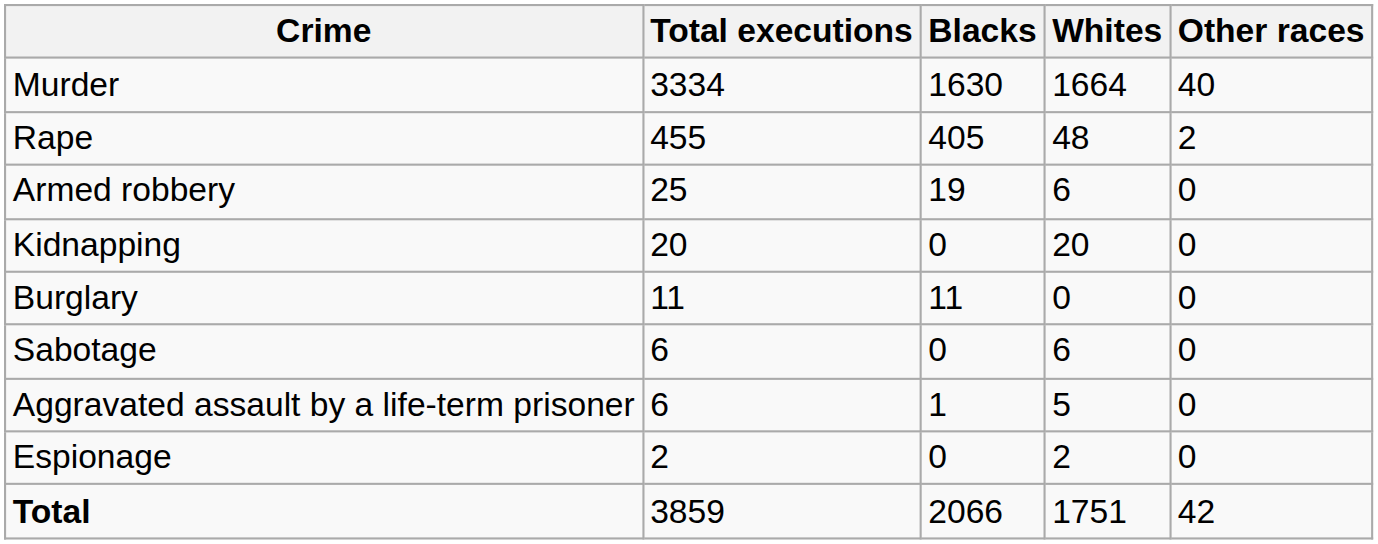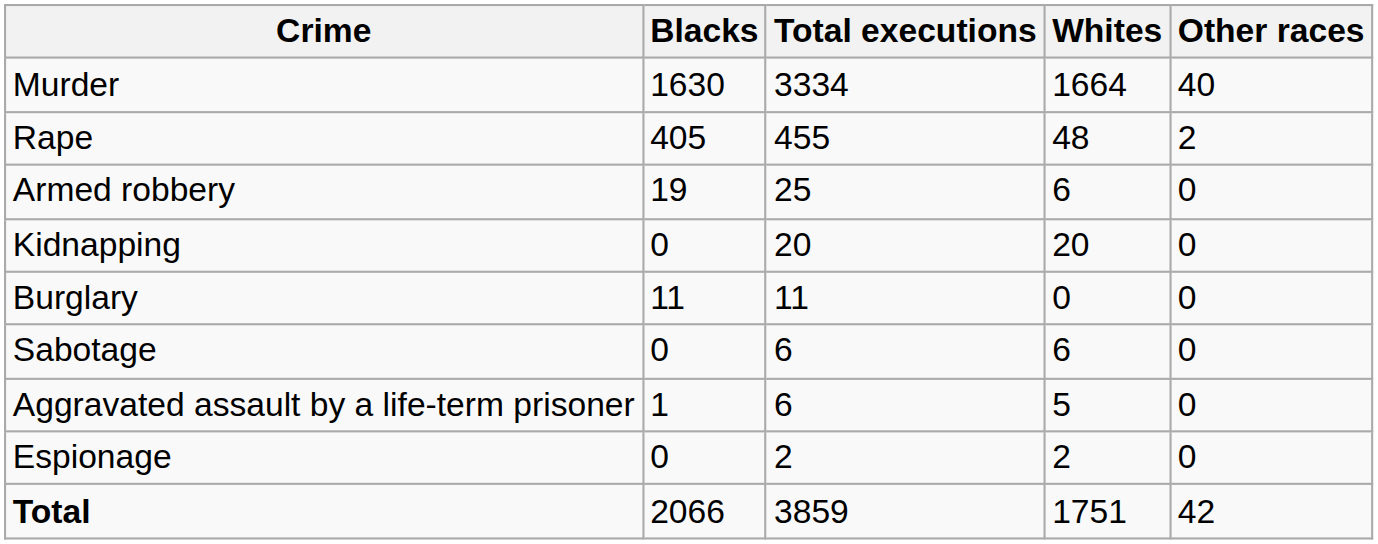columns swapped: (781, 31) <-> (982, 31)
